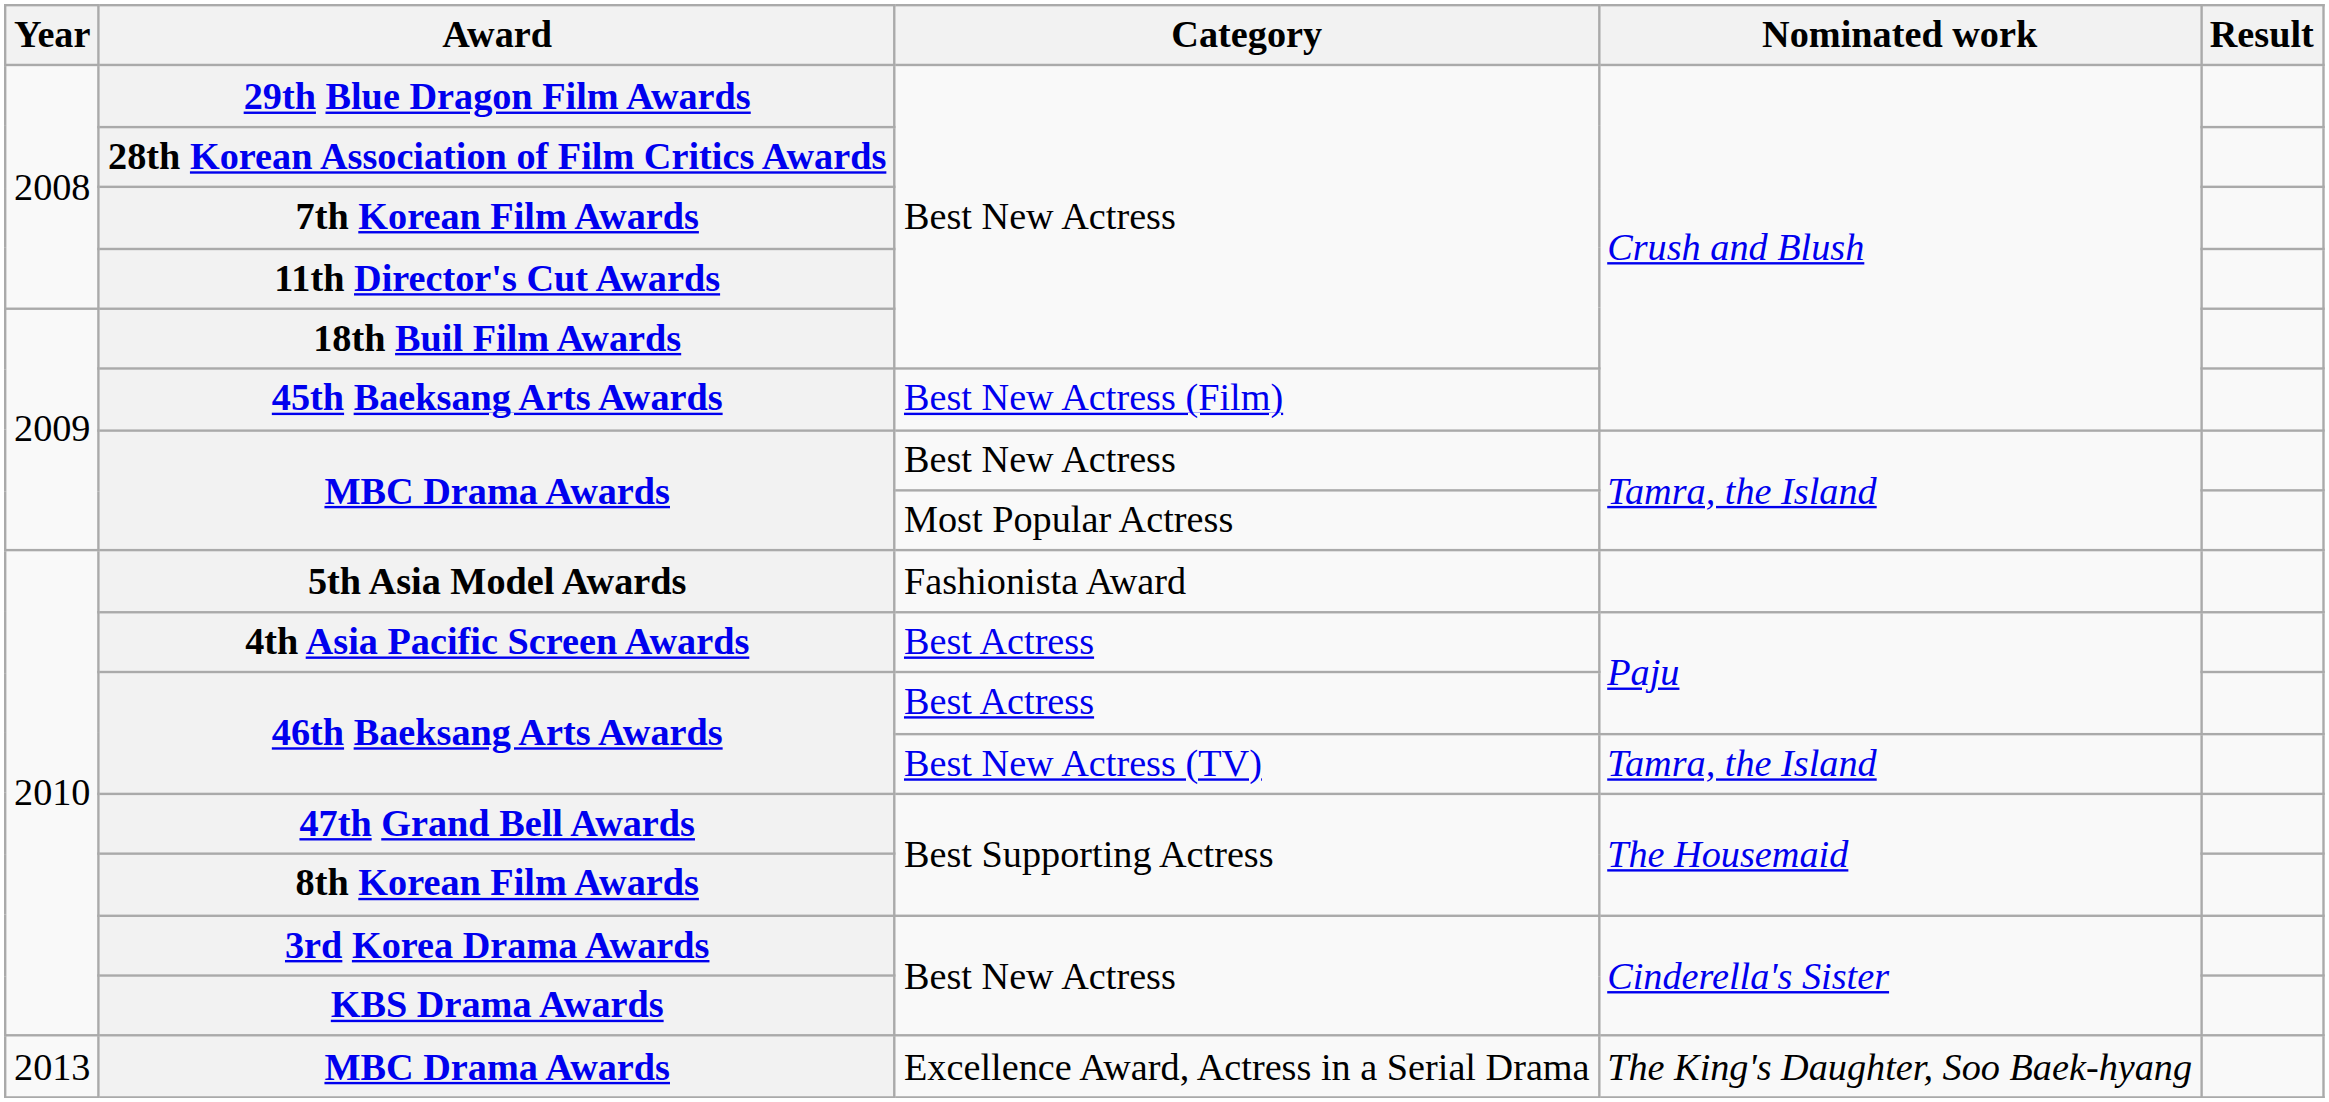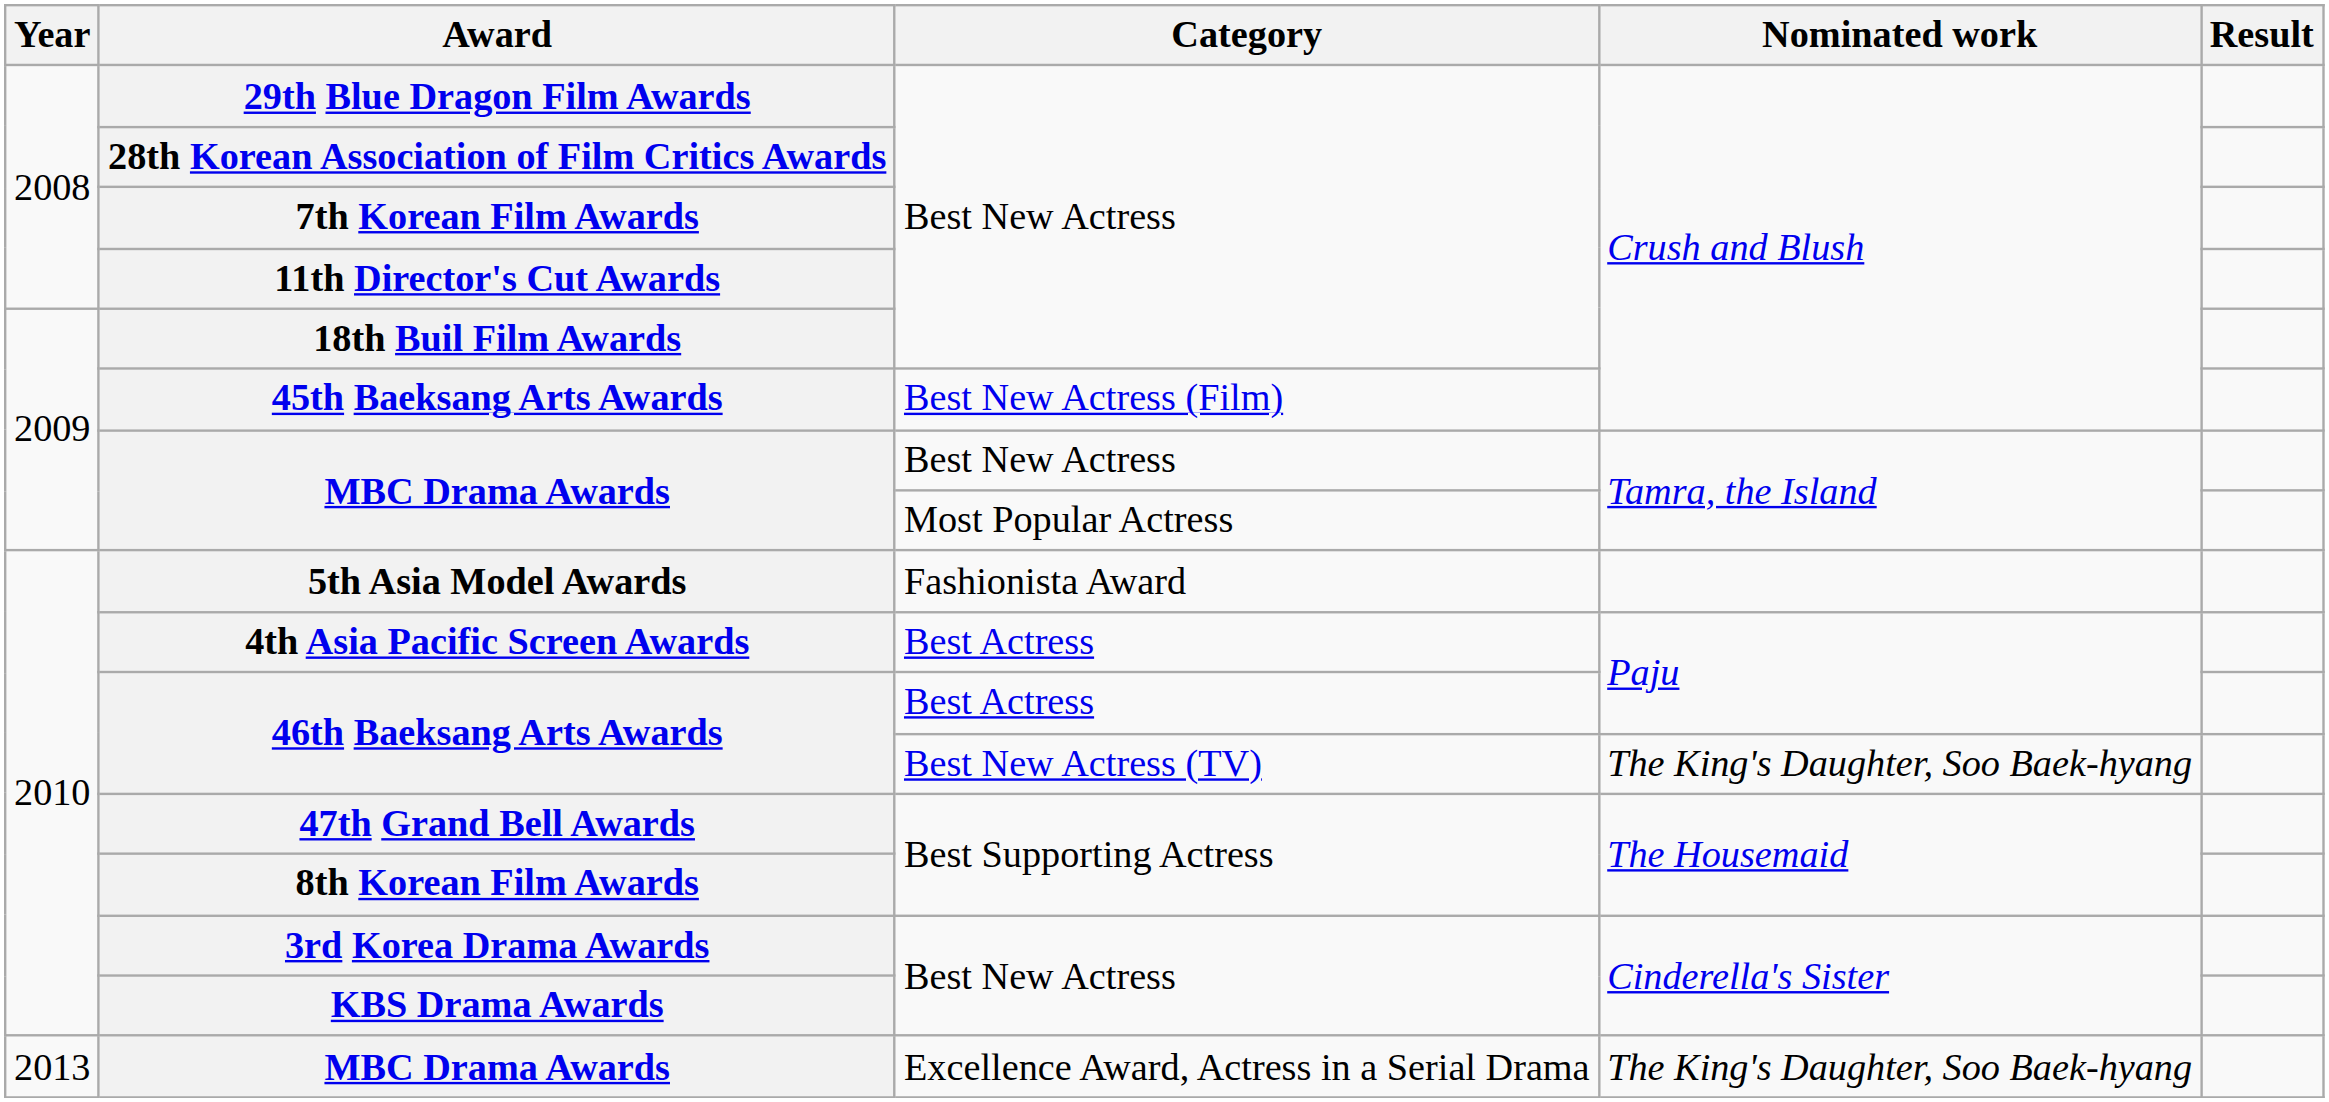(1742, 762) Tamra, the Island -> (1900, 762) The King's Daughter, Soo Baek-hyang
